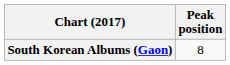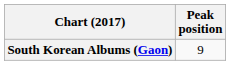(200, 49) 8 -> (200, 49) 9
